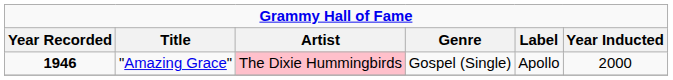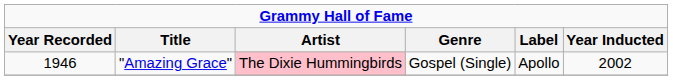(60, 63) bold -> (60, 63) normal
(615, 63) 2000 -> (615, 63) 2002
